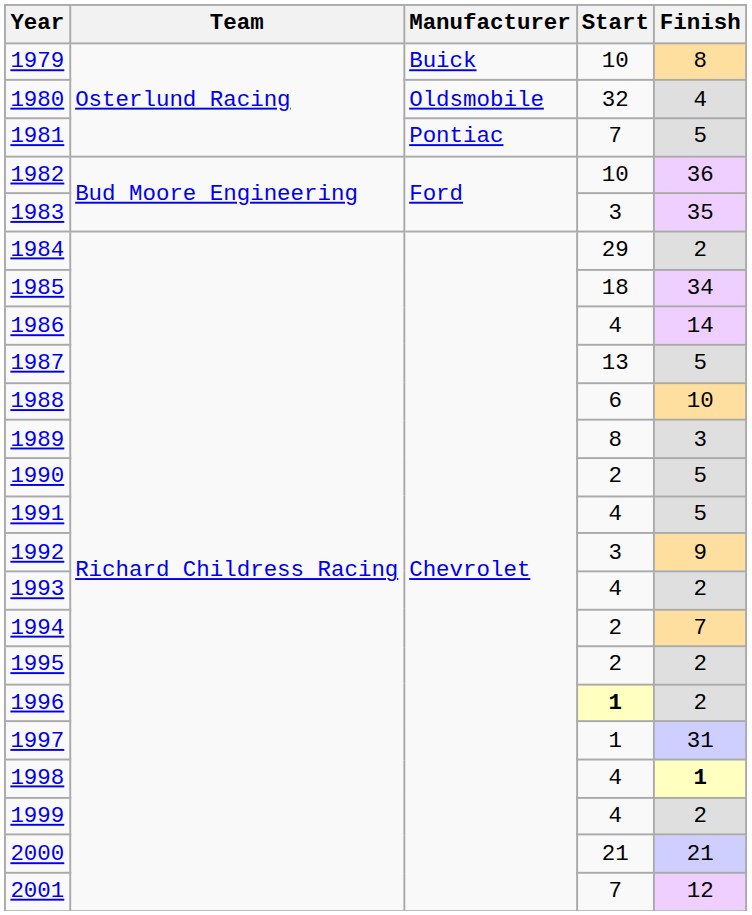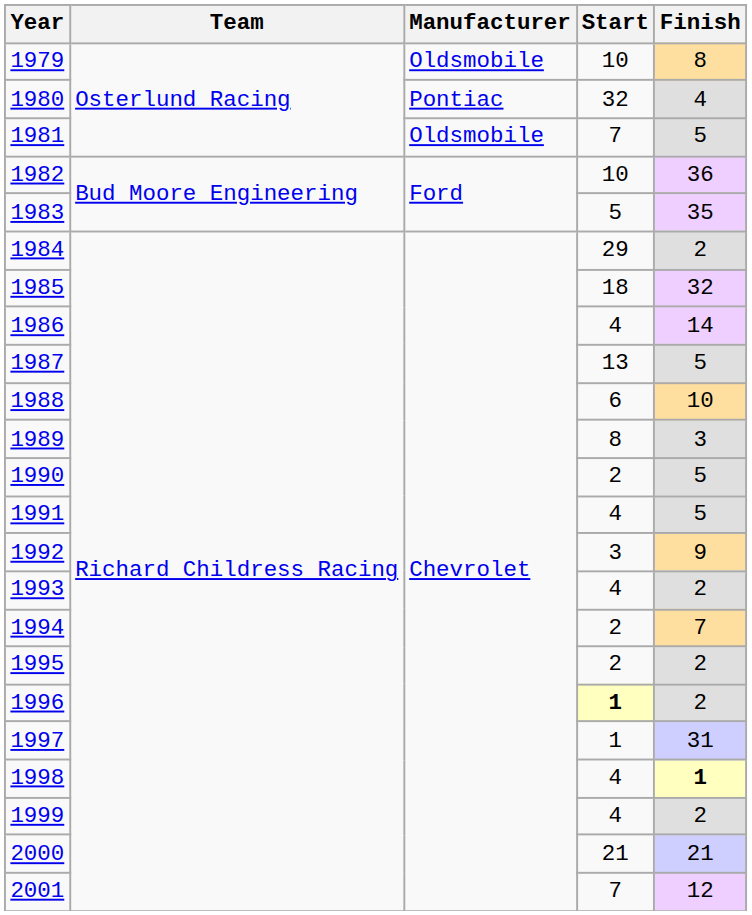(443, 61) Buick -> (477, 61) Oldsmobile
(477, 99) Oldsmobile -> (456, 99) Pontiac
(456, 137) Pontiac -> (477, 137) Oldsmobile
(615, 212) 3 -> (615, 212) 5
(700, 288) 34 -> (700, 288) 32
